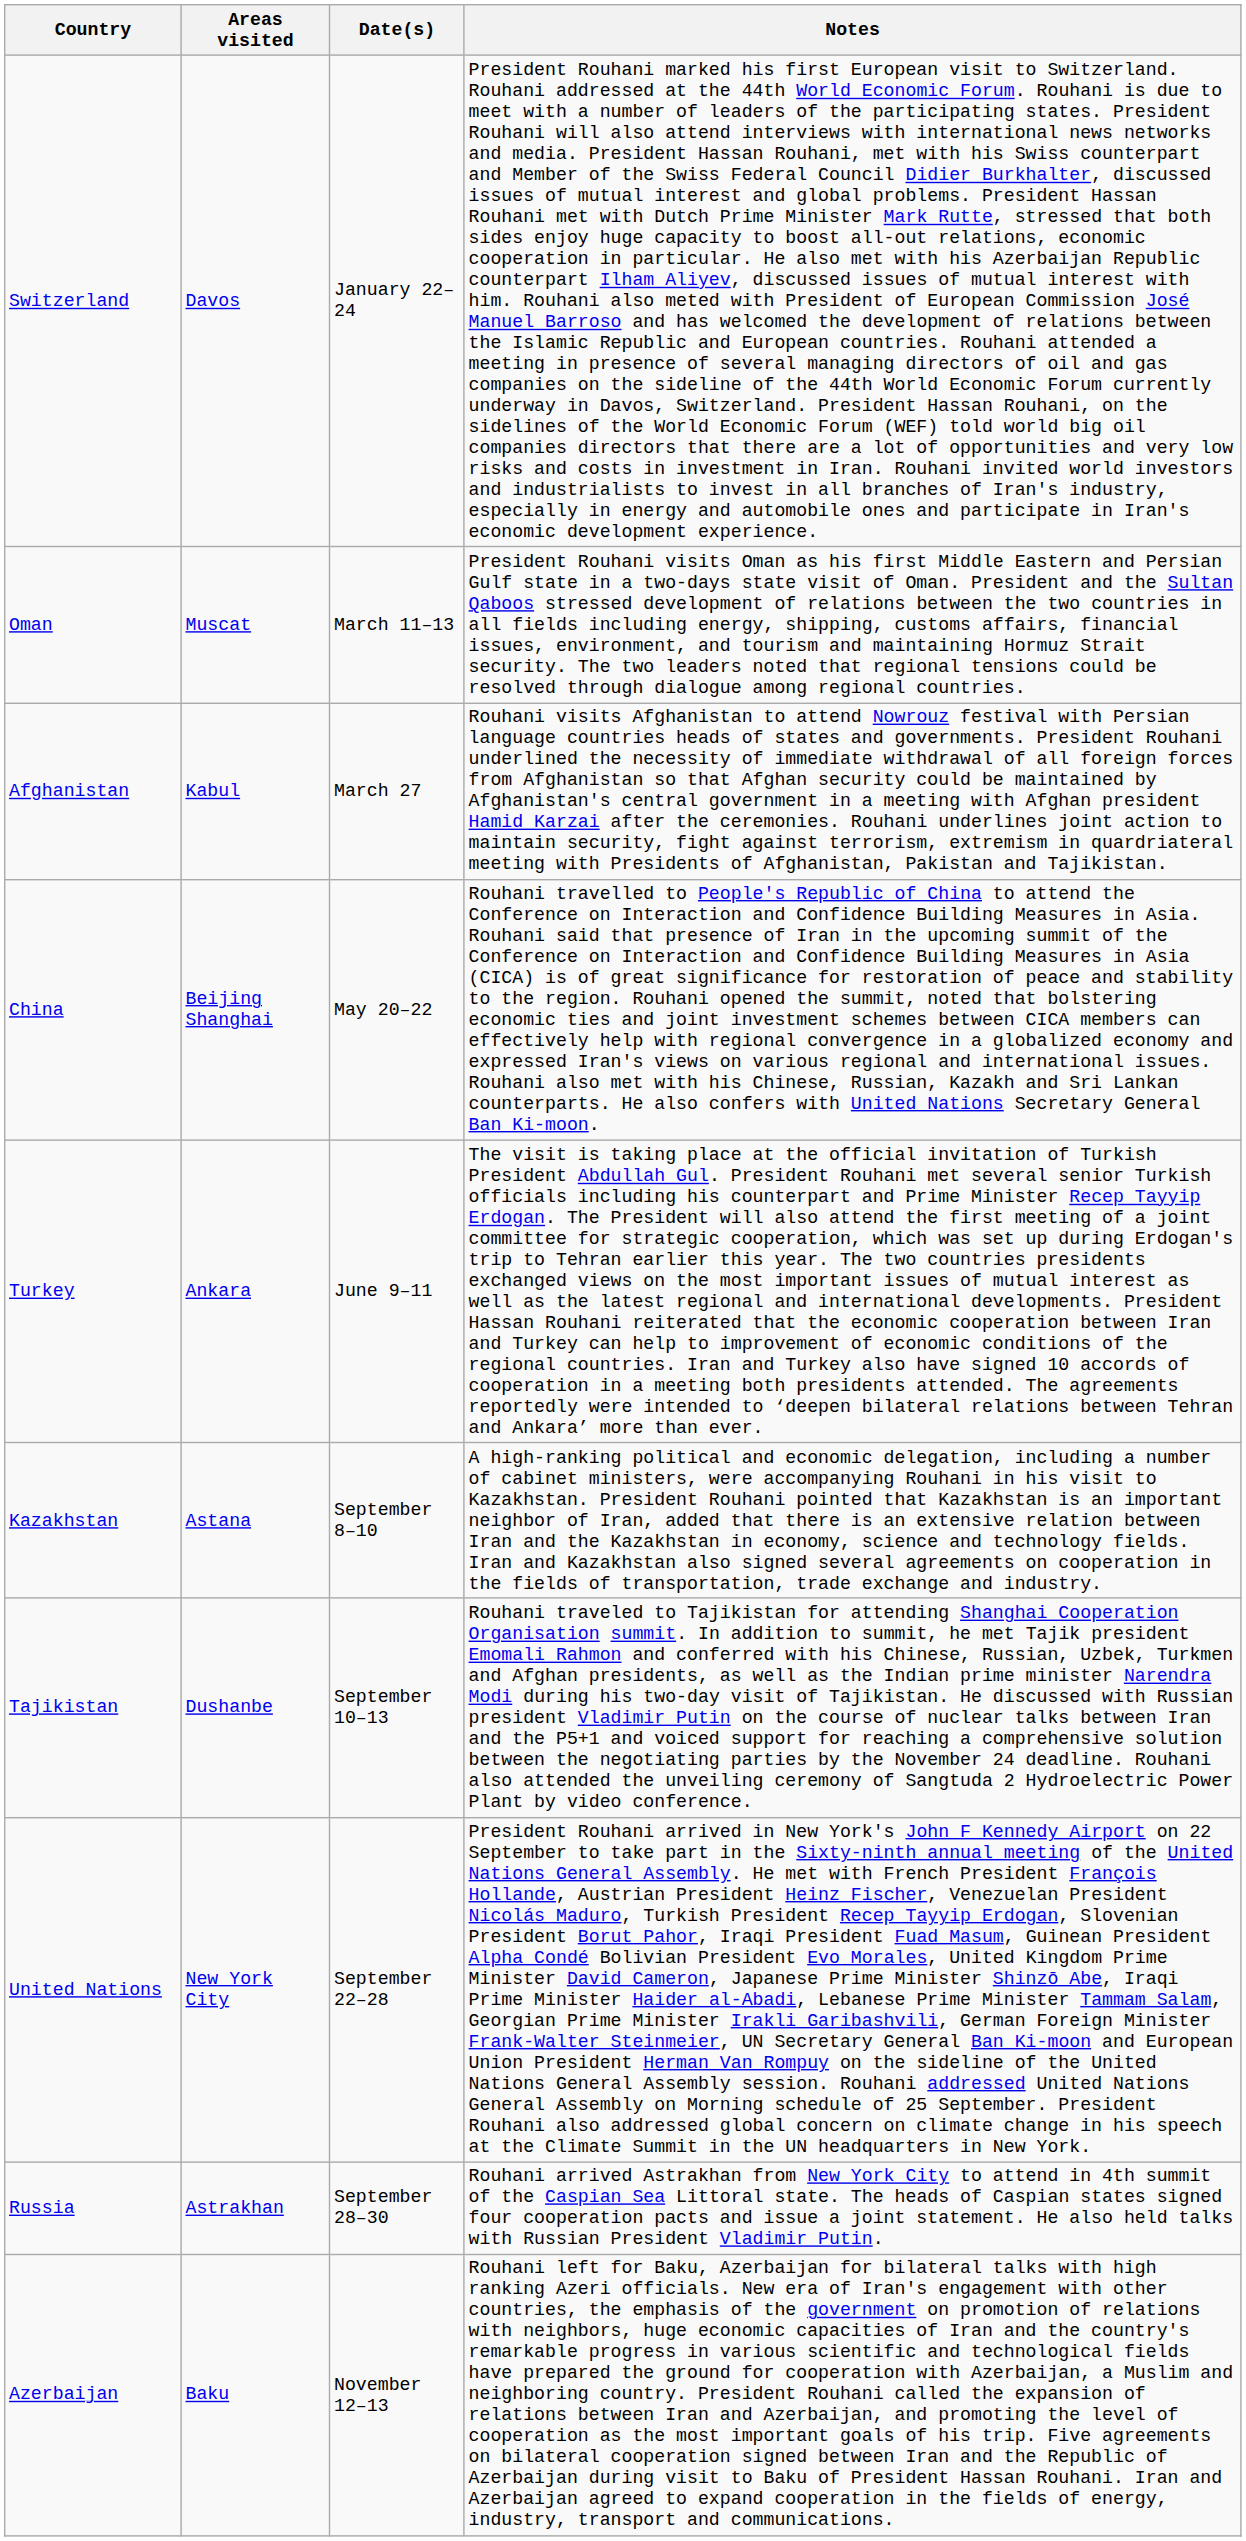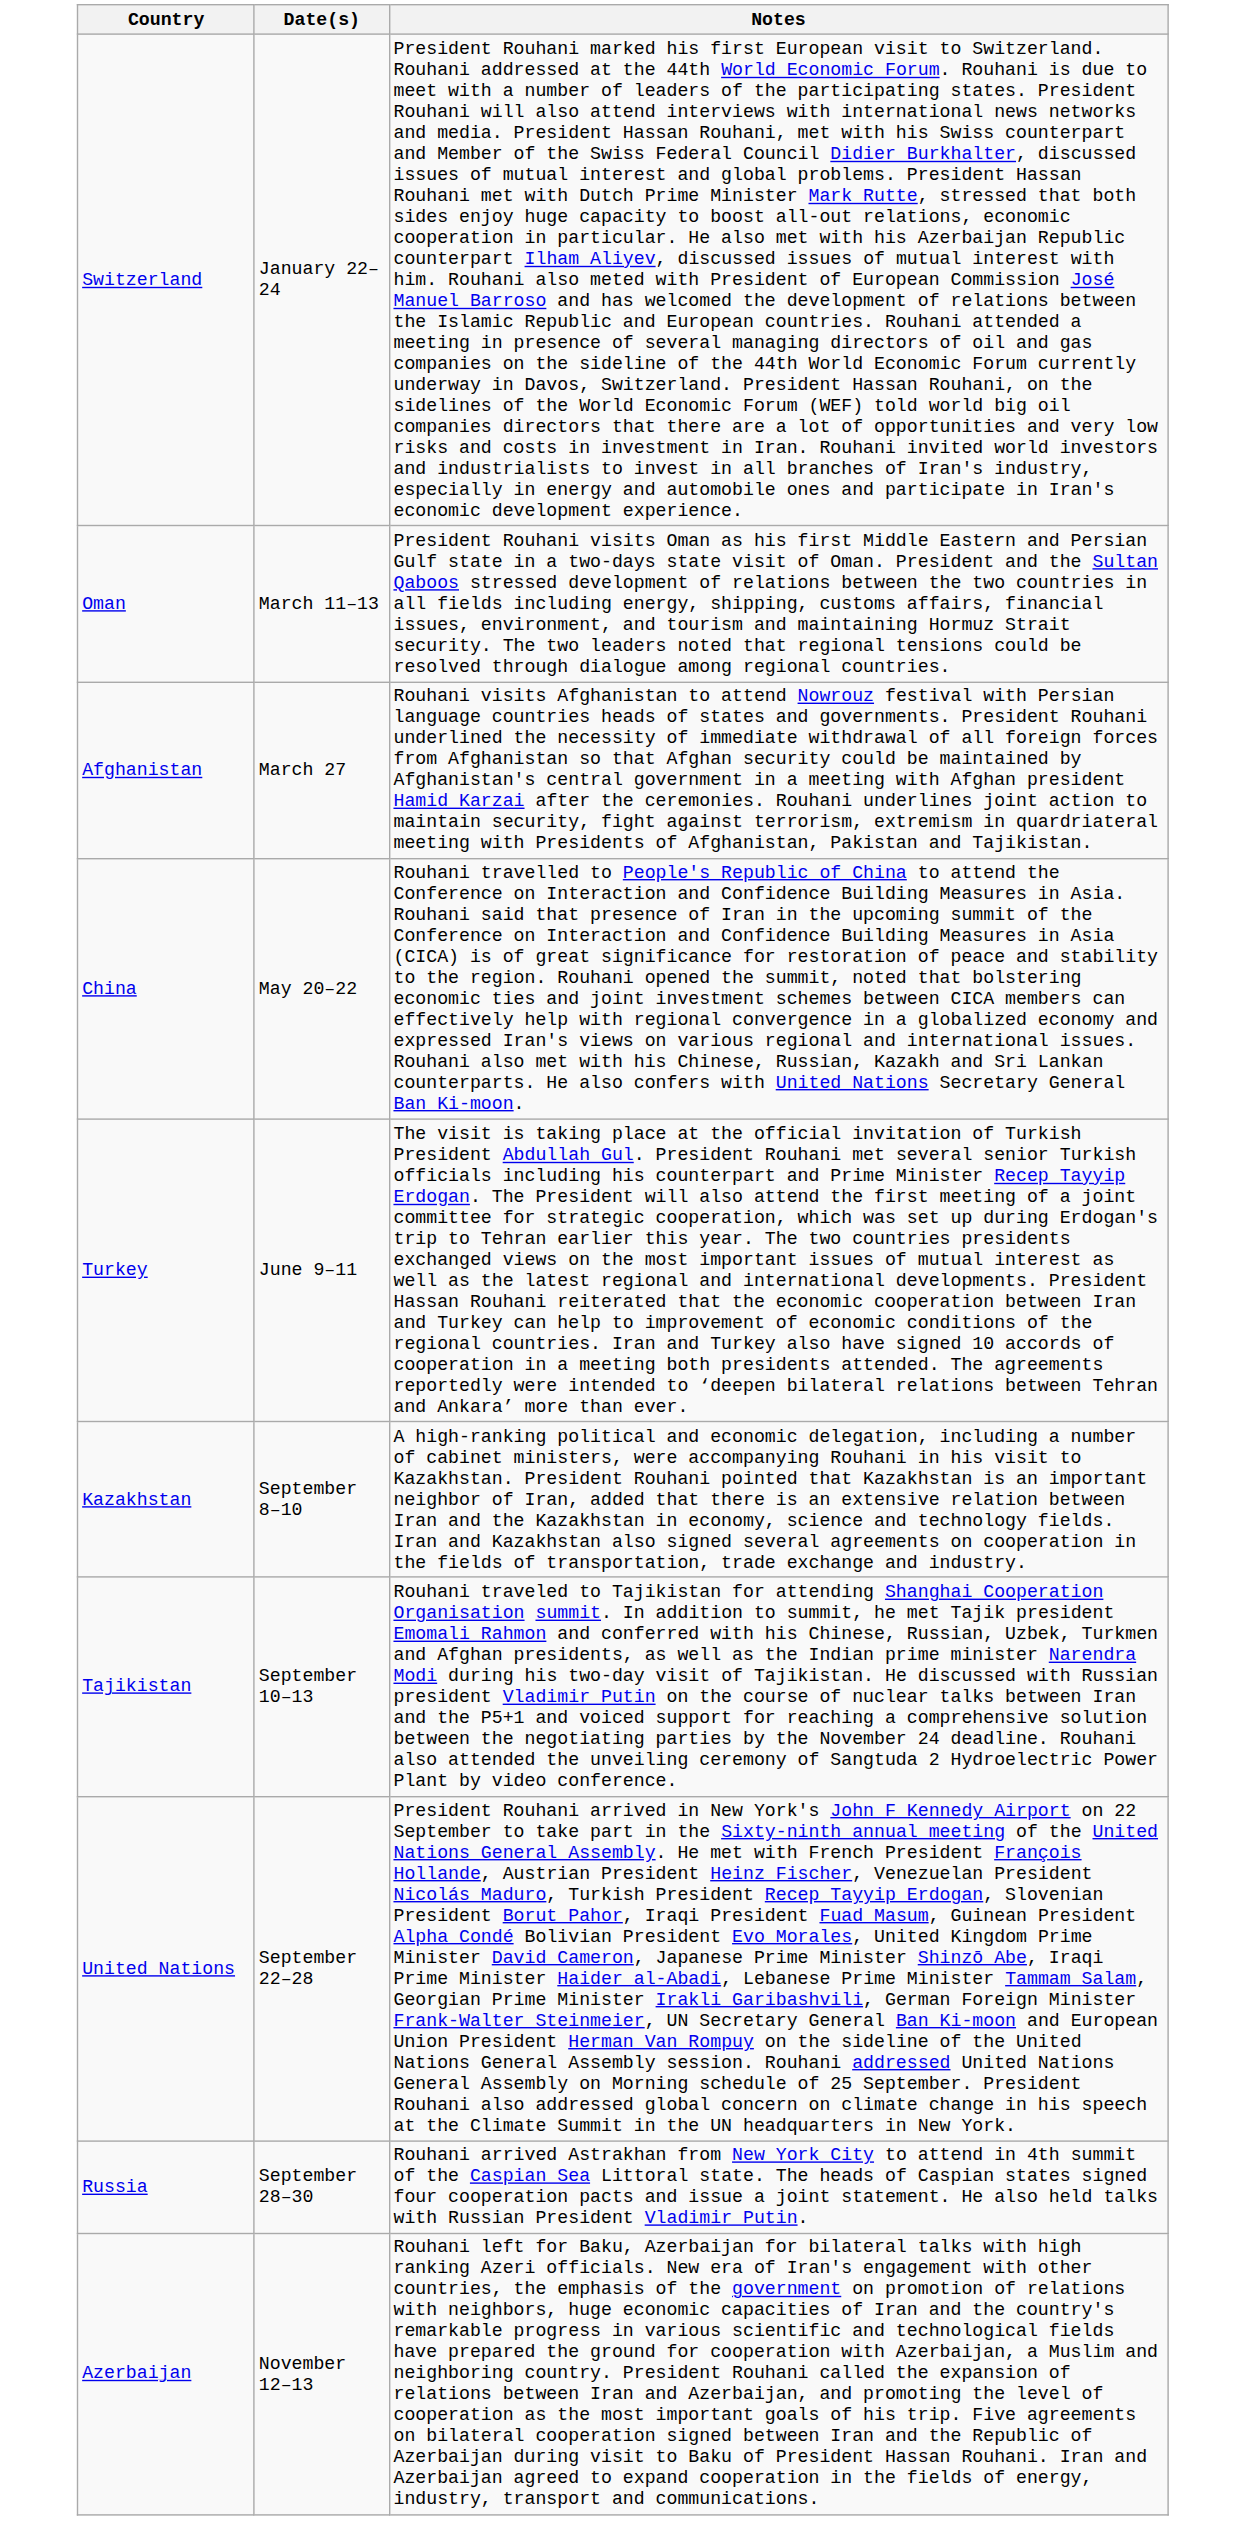- column: (255, 30)
